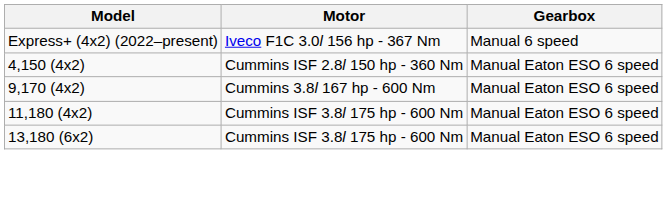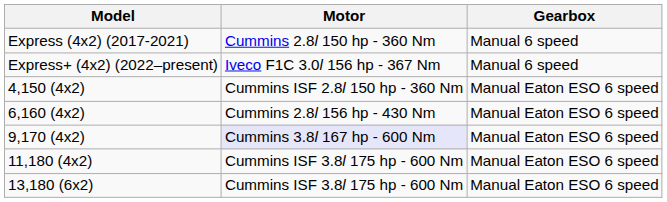+ row: (98, 40)
+ row: (46, 112)
(330, 88) no background -> (330, 137) lavender background
